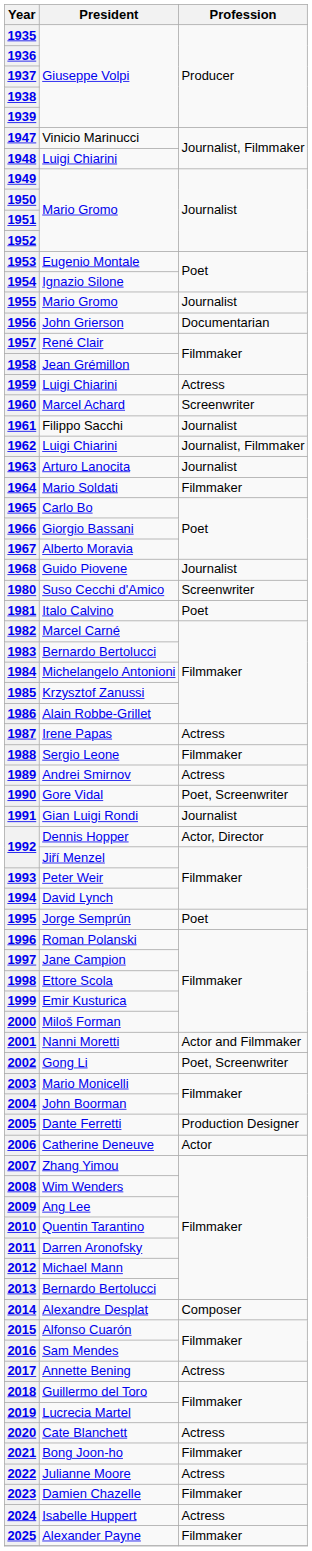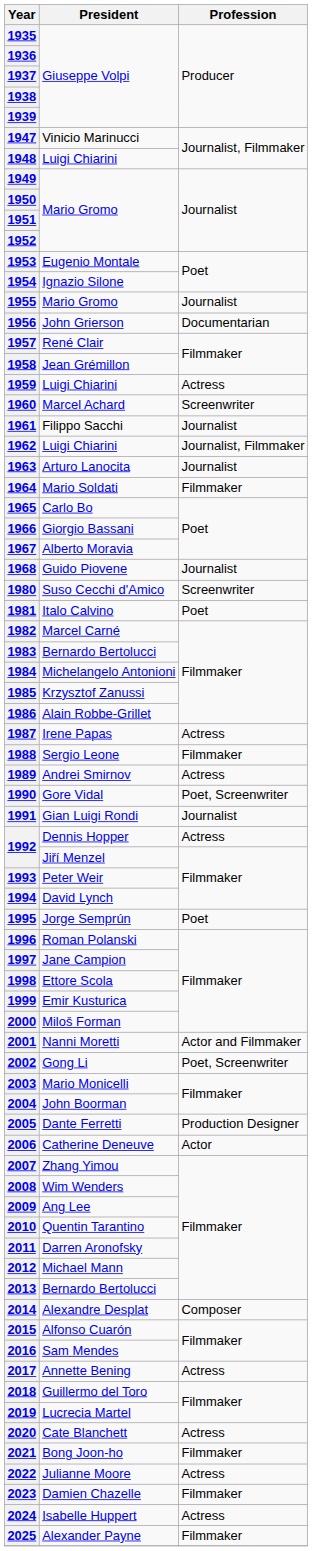(223, 836) Actor, Director -> (203, 836) Actress
